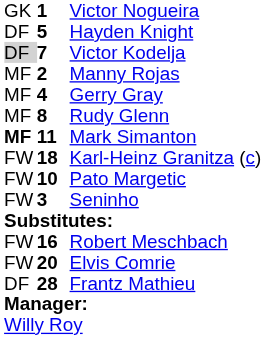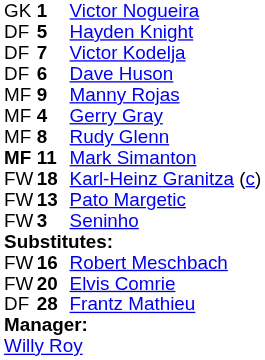(17, 52) lightgrey background -> (17, 52) no background
+ row: (121, 73)
(42, 73) 2 -> (42, 94) 9
(47, 178) 10 -> (47, 199) 13
